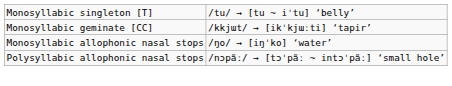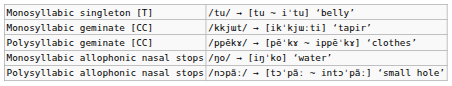+ row: (80, 42)
